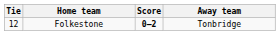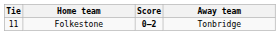(14, 24) 12 -> (14, 24) 11
